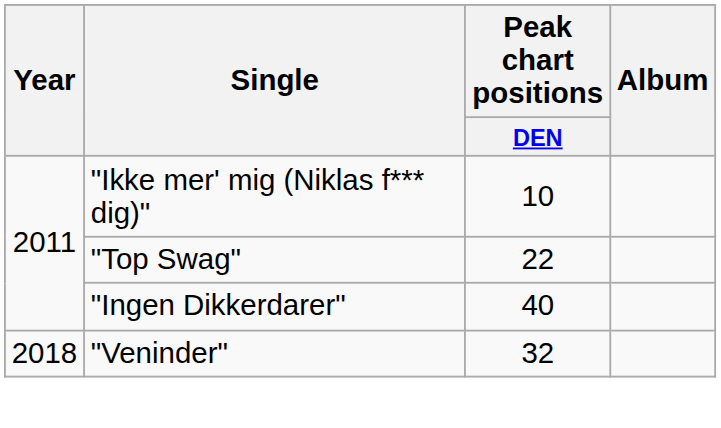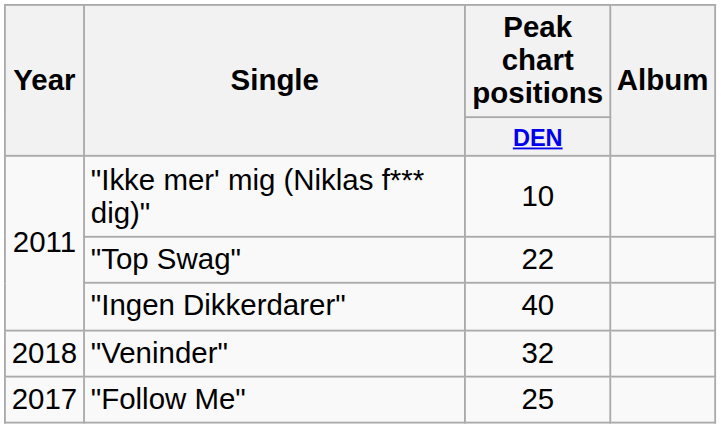+ row: (168, 399)
